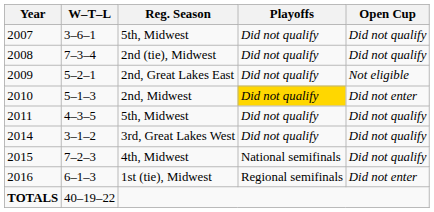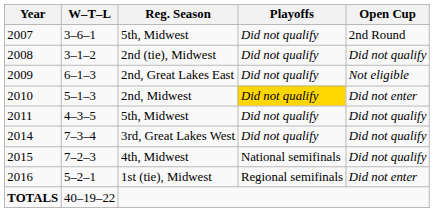(388, 34) Did not qualify -> (377, 34) 2nd Round
(80, 55) 7–3–4 -> (80, 55) 3–1–2
(80, 75) 5–2–1 -> (80, 75) 6–1–3
(80, 136) 3–1–2 -> (80, 136) 7–3–4
(80, 177) 6–1–3 -> (80, 177) 5–2–1
